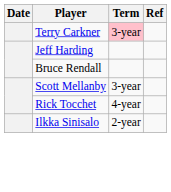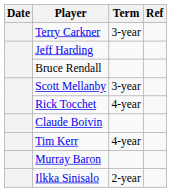(126, 31) pink background -> (126, 31) no background
+ row: (69, 123)
+ row: (57, 141)
+ row: (68, 159)
